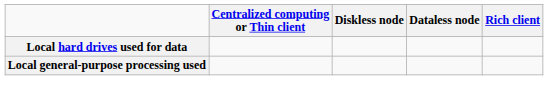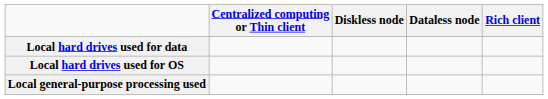+ row: (107, 65)
